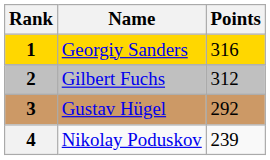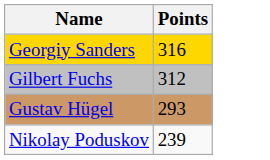- column: (31, 19)
(225, 109) 292 -> (172, 109) 293
